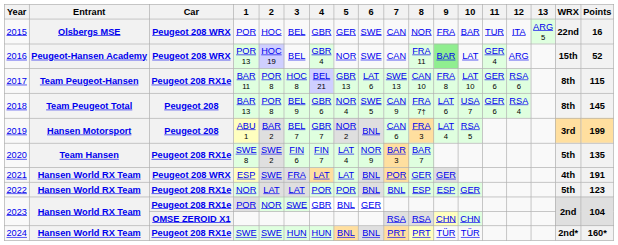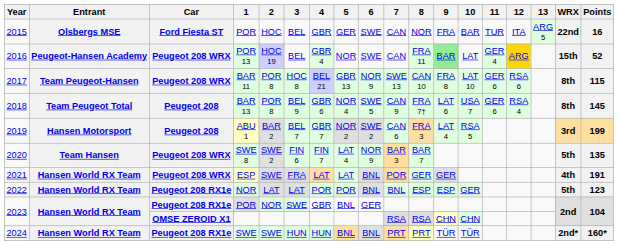(191, 32) Peugeot 208 WRX -> (191, 32) Ford Fiesta ST
(519, 56) no background -> (519, 56) gold background
(191, 81) Peugeot 208 RX1e -> (191, 81) Peugeot 208 WRX
(371, 81) LAT 6 -> (371, 81) NOR 9
(371, 131) BNL -> (371, 131) SWE 2
(191, 156) Peugeot 208 RX1e -> (191, 156) Peugeot 208 WRX
